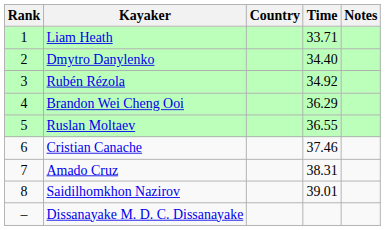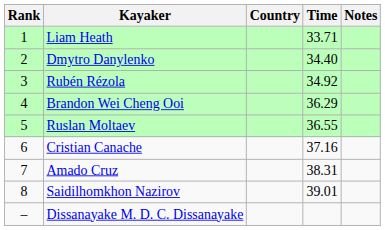(322, 147) 37.46 -> (322, 147) 37.16
